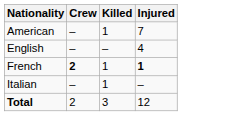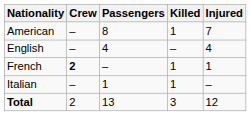+ column: (133, 13)
(141, 66) bold -> (209, 66) normal
